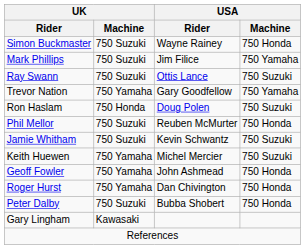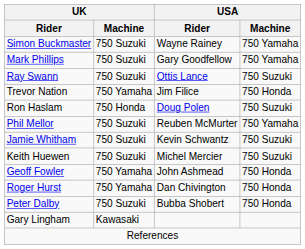(267, 44) 750 Honda -> (270, 44) 750 Yamaha
(178, 60) Jim Filice -> (194, 60) Gary Goodfellow
(194, 92) Gary Goodfellow -> (178, 92) Jim Filice
(270, 92) 750 Yamaha -> (267, 92) 750 Honda
(267, 124) 750 Honda -> (270, 124) 750 Yamaha
(124, 156) 750 Yamaha -> (121, 156) 750 Suzuki
